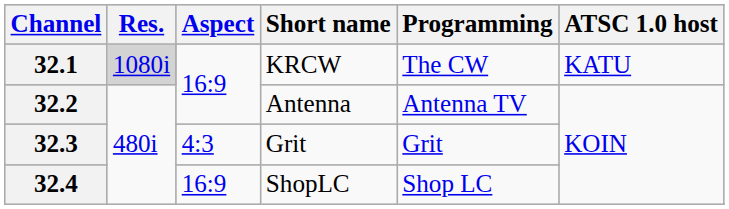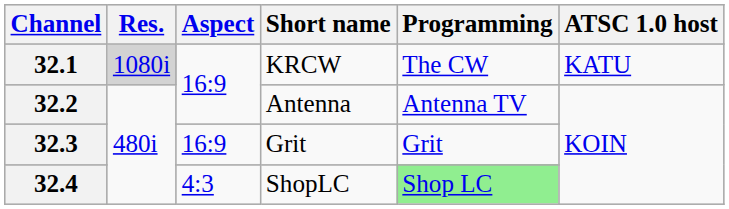(198, 143) 4:3 -> (204, 143) 16:9
(204, 183) 16:9 -> (198, 183) 4:3
(447, 183) no background -> (447, 183) lightgreen background
